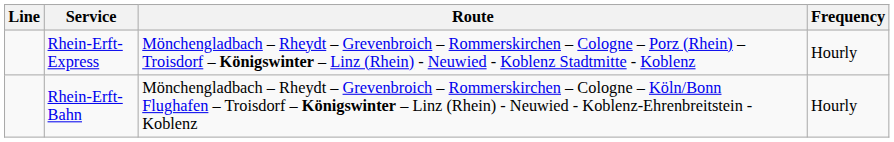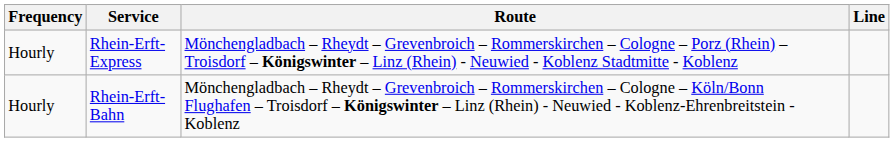columns swapped: (24, 17) <-> (848, 17)
